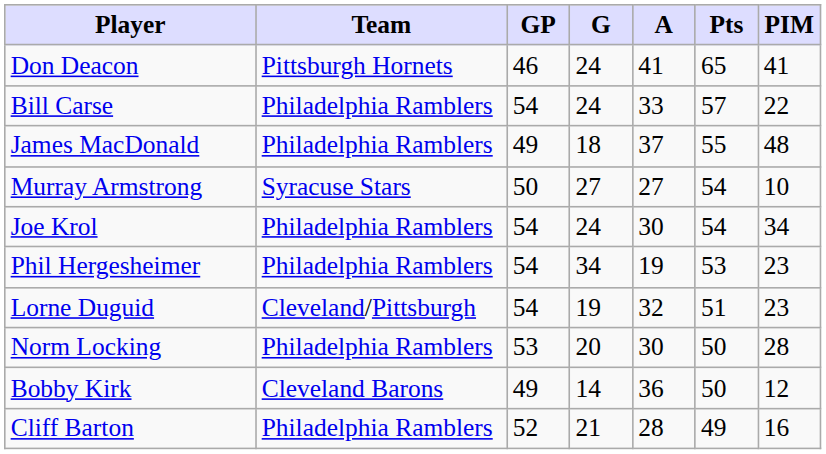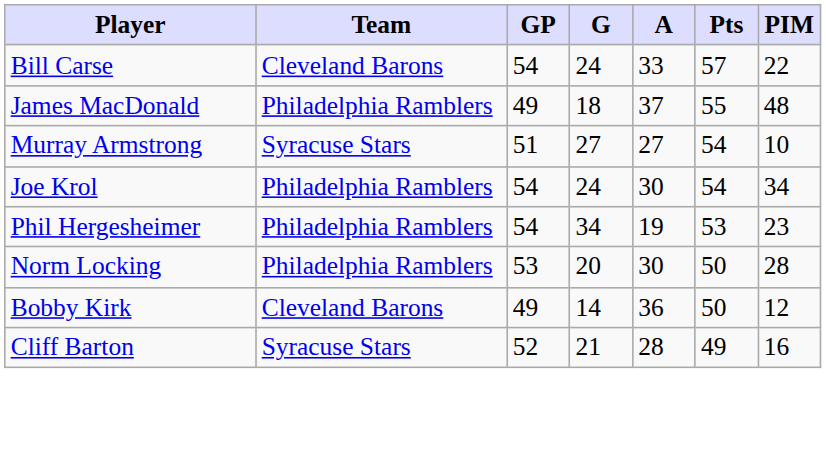- row: (75, 65)
(377, 105) Philadelphia Ramblers -> (352, 65) Cleveland Barons
(525, 186) 50 -> (525, 145) 51
- row: (82, 307)
(377, 428) Philadelphia Ramblers -> (336, 347) Syracuse Stars
